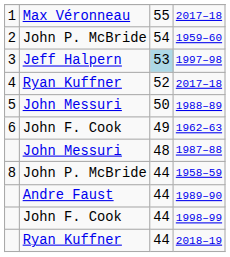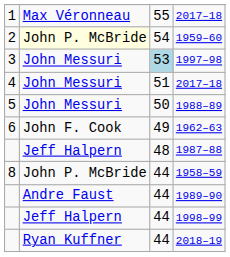(85, 38) no background -> (85, 38) lightyellow background
(72, 61) Jeff Halpern -> (72, 61) John Messuri
(72, 83) Ryan Kuffner -> (72, 83) John Messuri
(162, 83) 52 -> (162, 83) 51
(72, 151) John Messuri -> (72, 151) Jeff Halpern
(72, 218) John F. Cook -> (72, 218) Jeff Halpern
